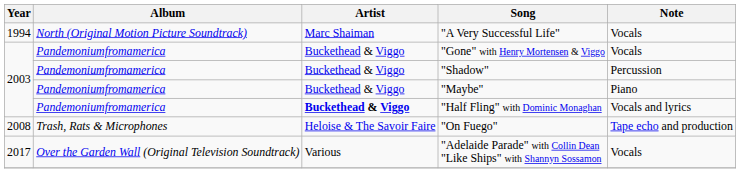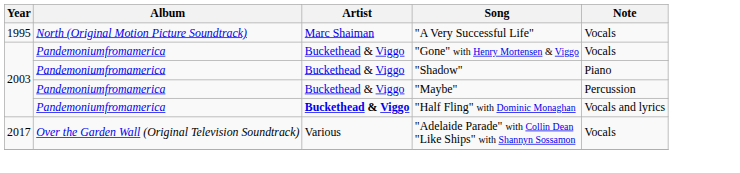(19, 32) 1994 -> (19, 32) 1995
(636, 70) Percussion -> (598, 70) Piano
(624, 88) Piano -> (610, 88) Percussion
- row: (469, 126)
